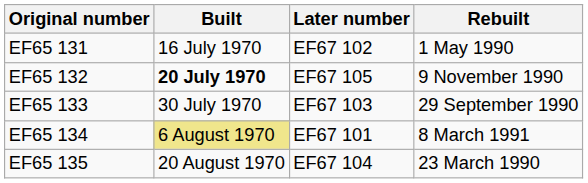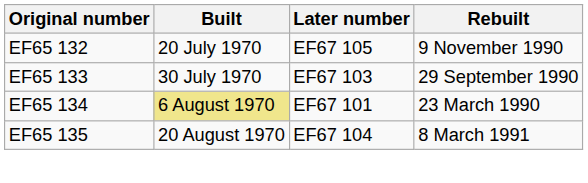- row: (48, 47)
(212, 76) bold -> (210, 47) normal
(474, 134) 8 March 1991 -> (479, 105) 23 March 1990
(479, 163) 23 March 1990 -> (474, 134) 8 March 1991
